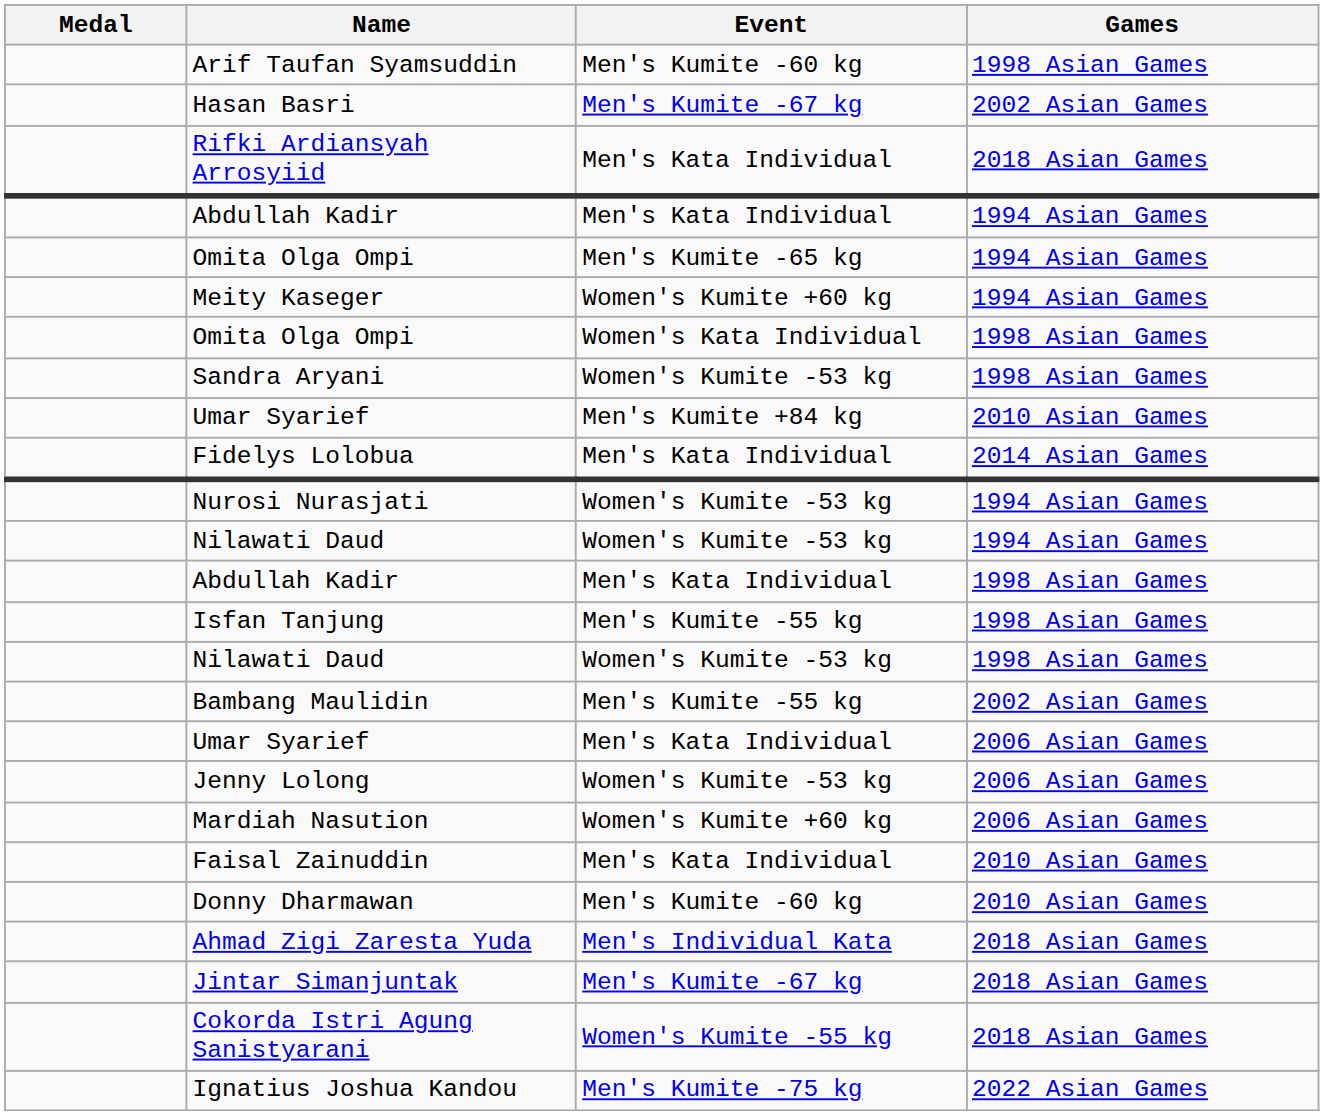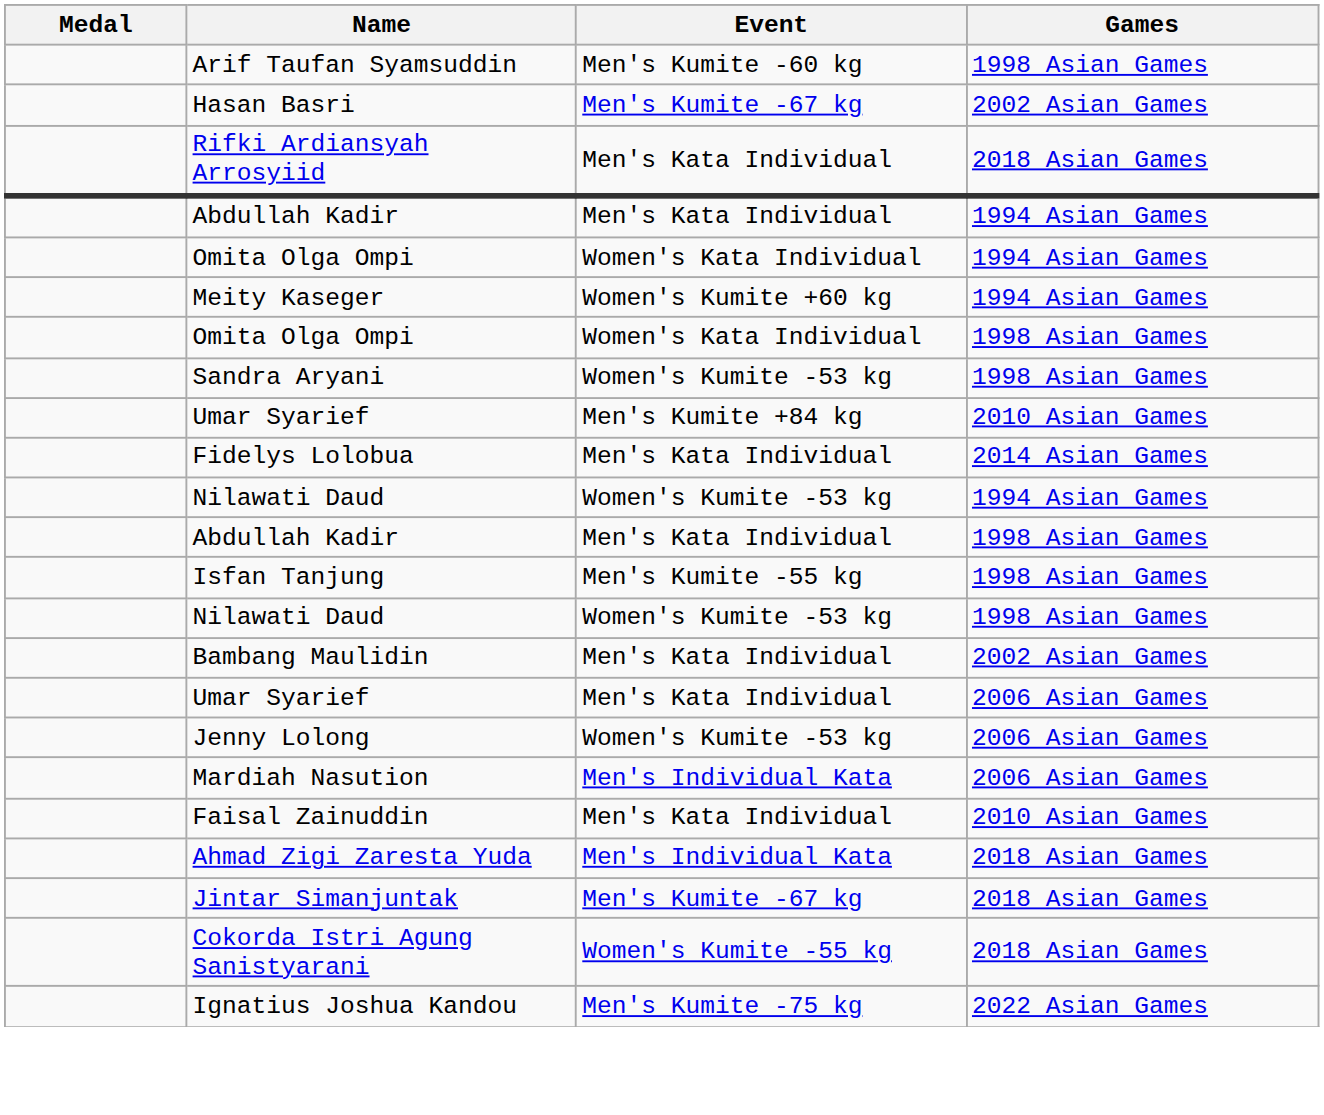(722, 257) Men's Kumite -65 kg -> (752, 257) Women's Kata Individual
- row: (311, 501)
(722, 702) Men's Kumite -55 kg -> (737, 658) Men's Kata Individual
(737, 822) Women's Kumite +60 kg -> (737, 778) Men's Individual Kata
- row: (303, 902)
